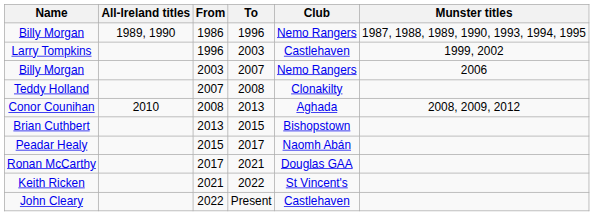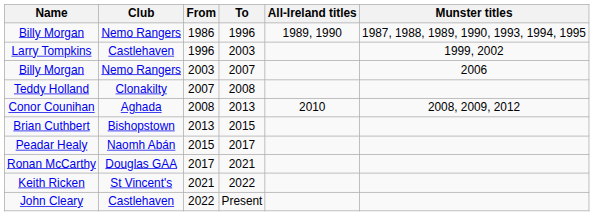columns swapped: (317, 13) <-> (146, 13)
